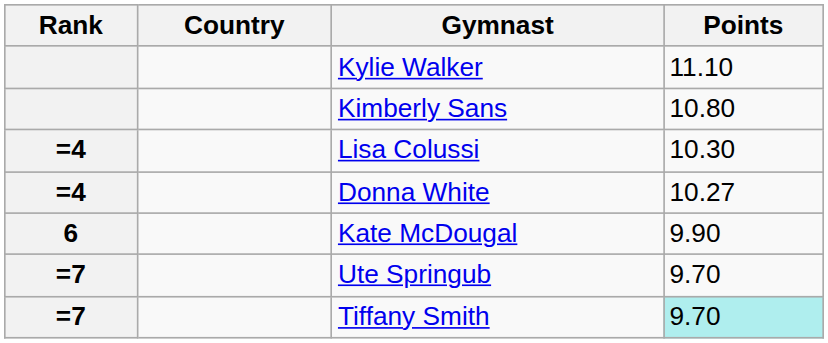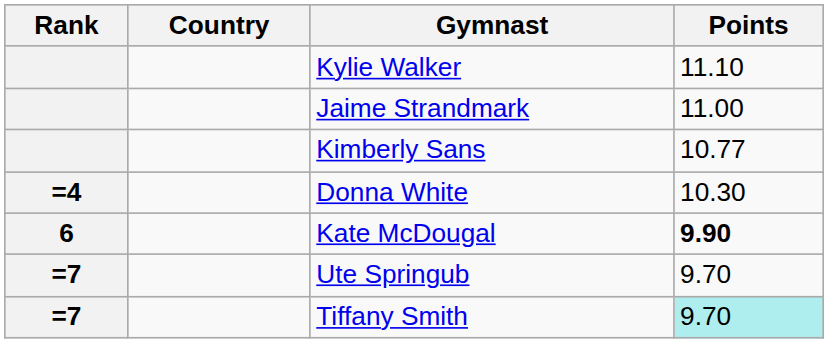+ row: (423, 108)
(702, 108) 10.80 -> (713, 150) 10.77
- row: (409, 150)
(702, 191) 10.27 -> (713, 191) 10.30
(695, 233) normal -> (706, 233) bold
